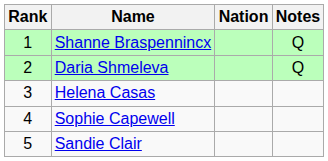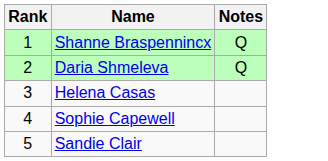- column: (244, 17)
